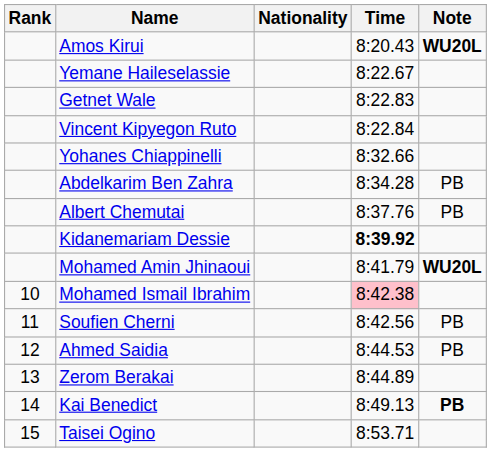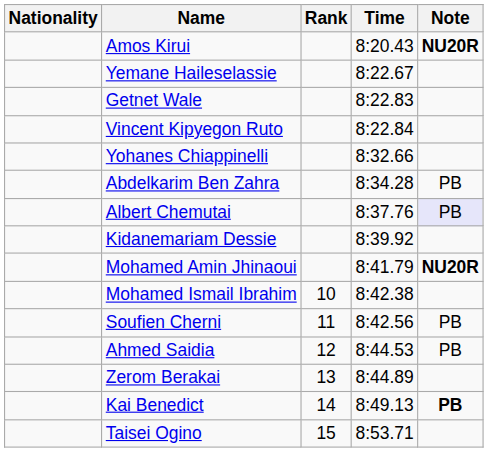columns swapped: (30, 18) <-> (303, 18)
(452, 45) WU20L -> (450, 45) NU20R
(452, 211) no background -> (450, 211) lavender background
(385, 239) bold -> (385, 239) normal
(452, 267) WU20L -> (450, 267) NU20R
(385, 294) pink background -> (385, 294) no background
